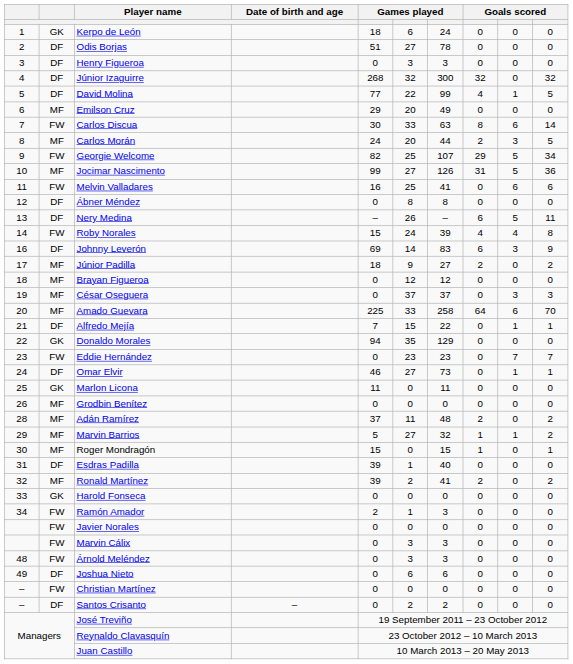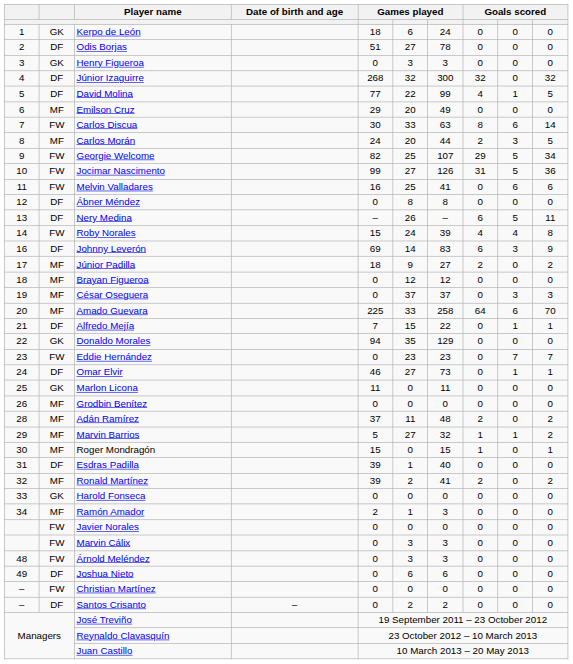(57, 63) DF -> (57, 63) GK
(57, 171) MF -> (57, 171) FW
(57, 512) FW -> (57, 512) MF
